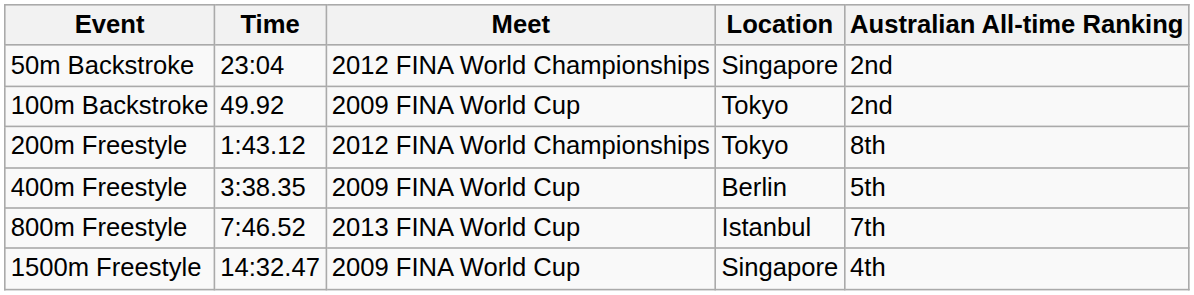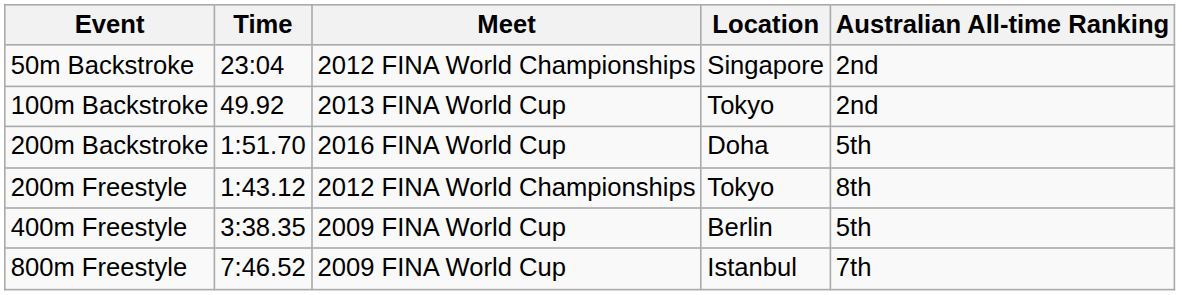(456, 106) 2009 FINA World Cup -> (442, 106) 2013 FINA World Cup
+ row: (110, 146)
(456, 227) 2013 FINA World Cup -> (442, 268) 2009 FINA World Cup
- row: (106, 268)
